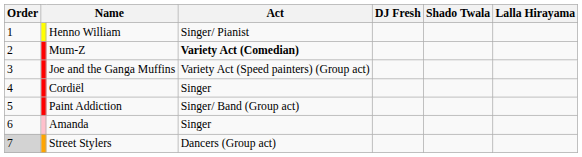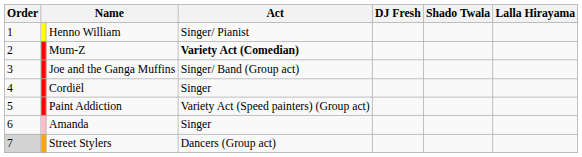(275, 69) Variety Act (Speed painters) (Group act) -> (240, 69) Singer/ Band (Group act)
(240, 106) Singer/ Band (Group act) -> (275, 106) Variety Act (Speed painters) (Group act)
